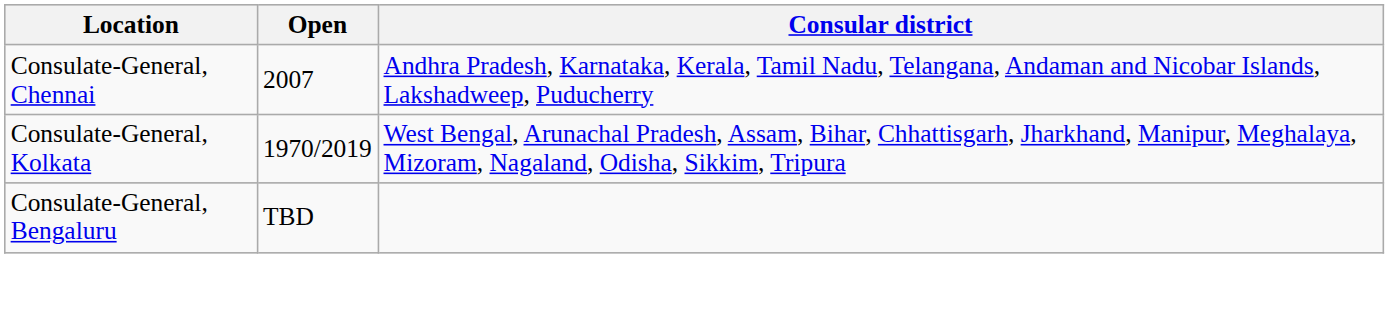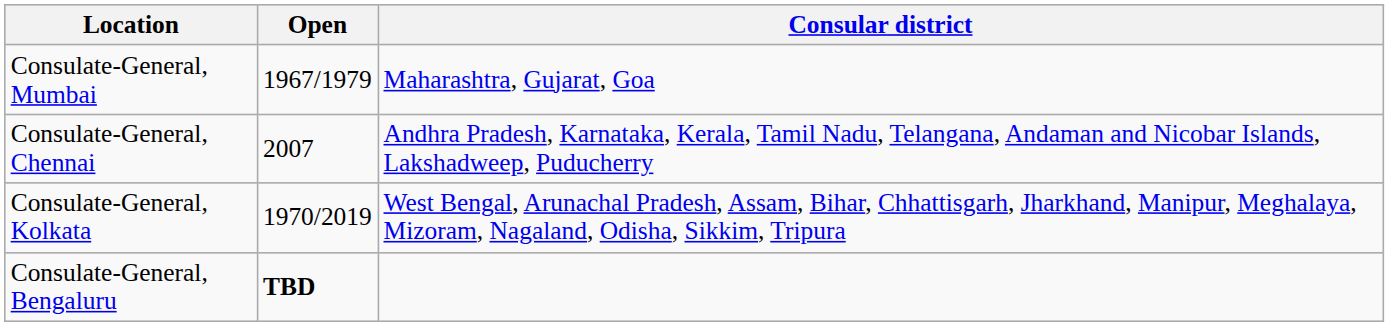+ row: (109, 79)
(288, 217) normal -> (289, 286) bold
